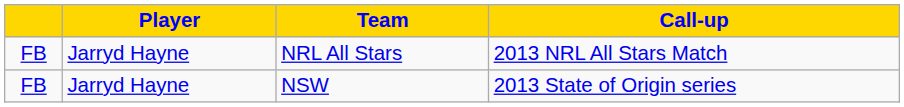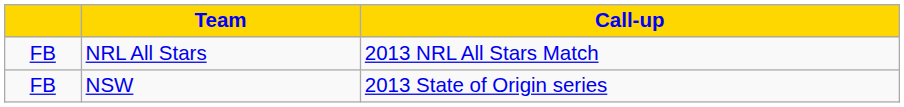- column: (170, 20)
